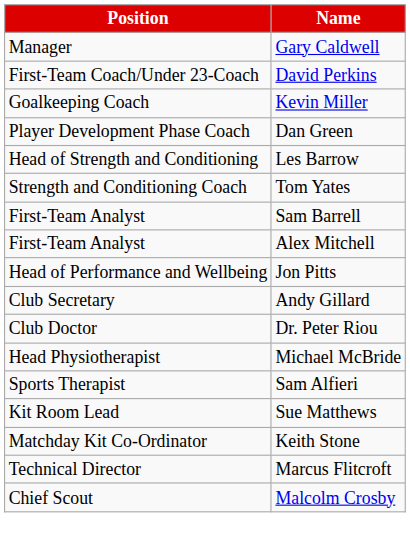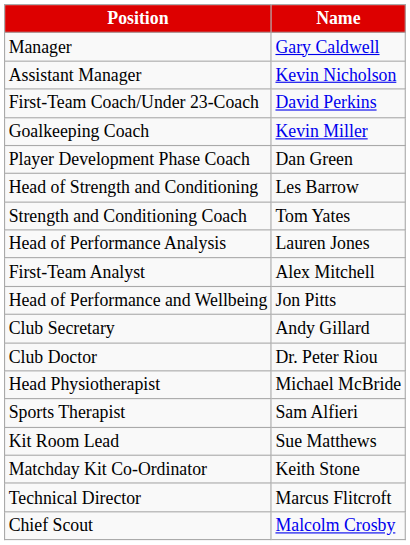+ row: (336, 74)
+ row: (323, 243)
- row: (318, 215)
